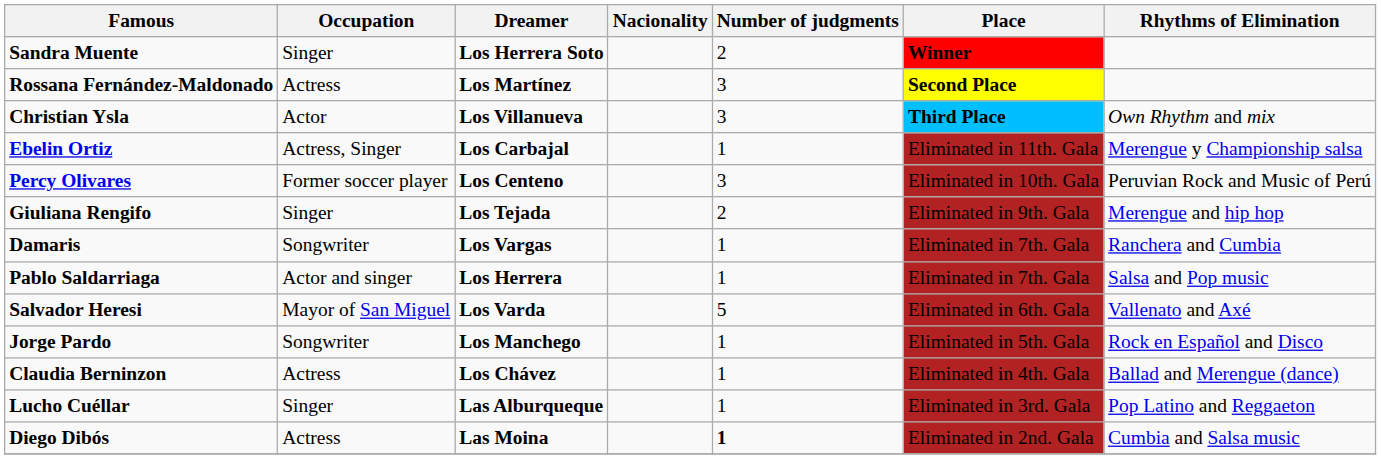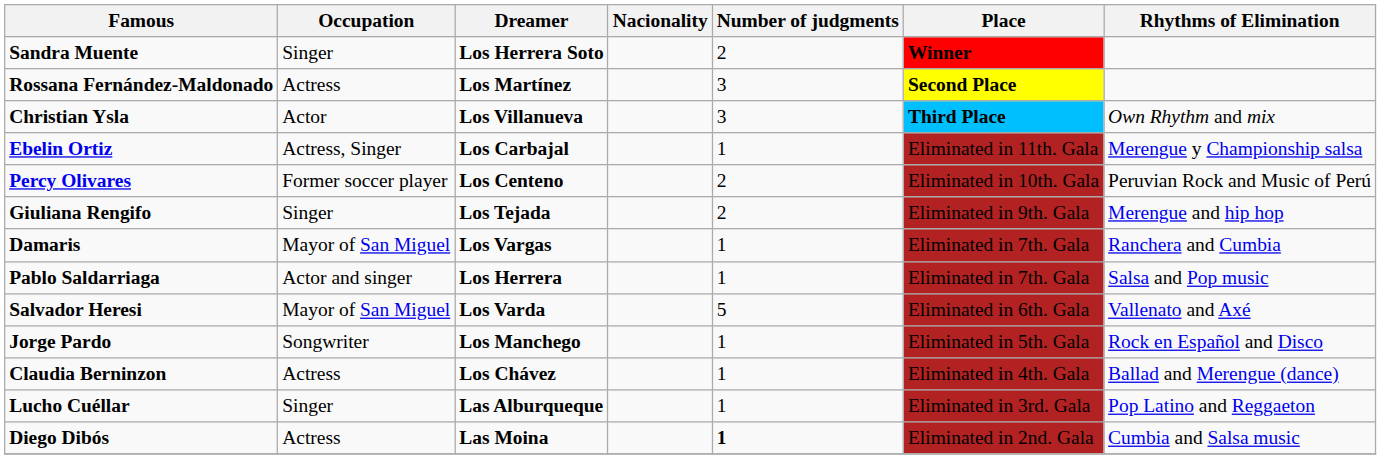(722, 181) 3 -> (722, 181) 2
(325, 245) Songwriter -> (366, 245) Mayor of San Miguel
